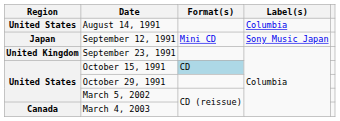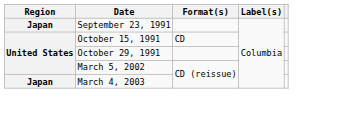- row: (122, 25)
- row: (129, 39)
(43, 53) United Kingdom -> (40, 25) Japan
(185, 67) lightblue background -> (180, 39) no background
(43, 109) Canada -> (40, 81) Japan
